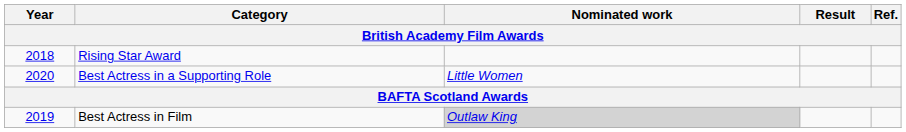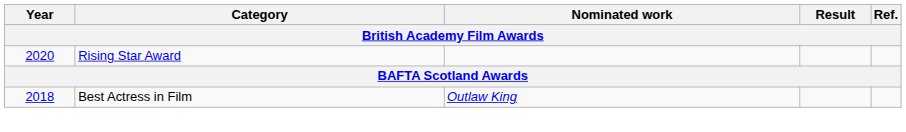(40, 55) 2018 -> (40, 55) 2020
- row: (175, 76)
(40, 117) 2019 -> (40, 96) 2018
(482, 117) lightgrey background -> (482, 96) no background
